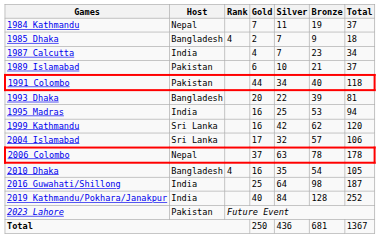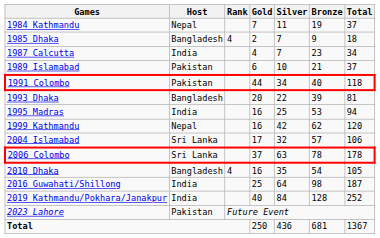(195, 126) Sri Lanka -> (184, 126) Nepal
(184, 155) Nepal -> (195, 155) Sri Lanka
